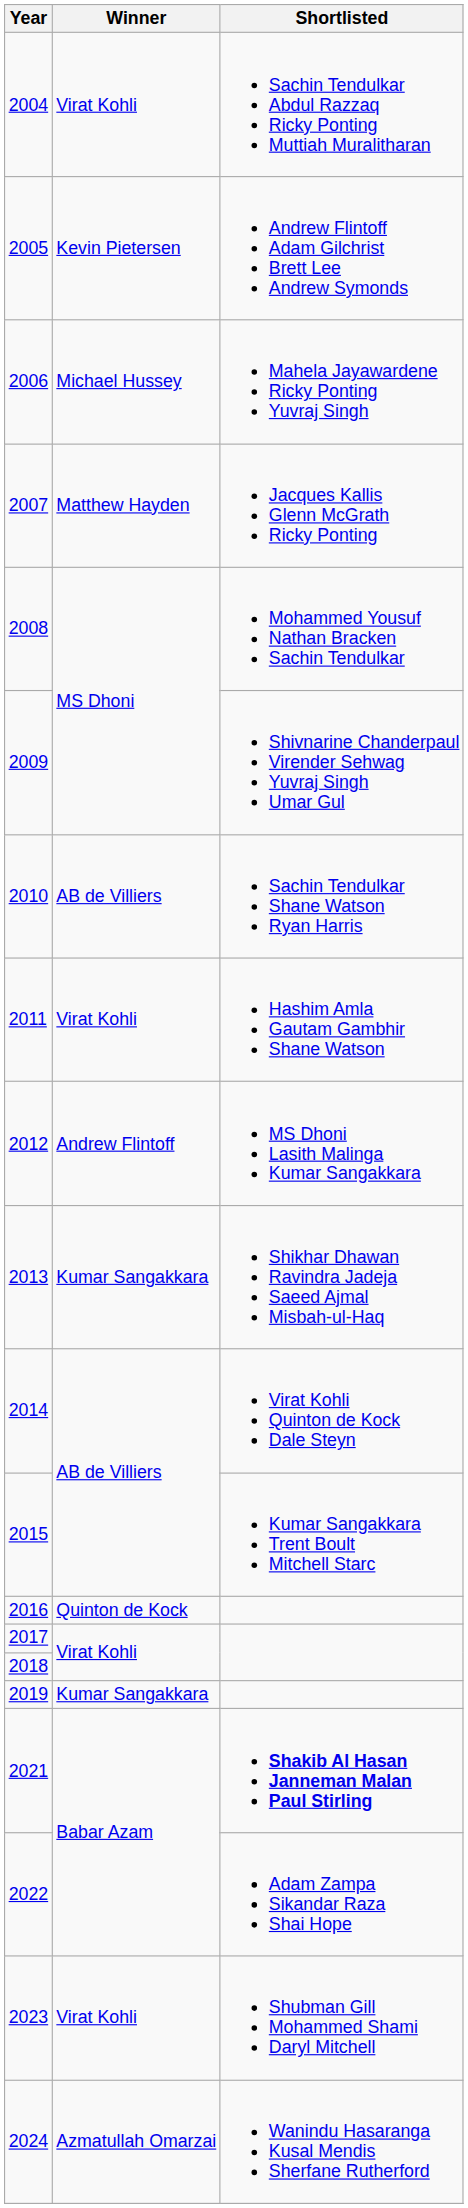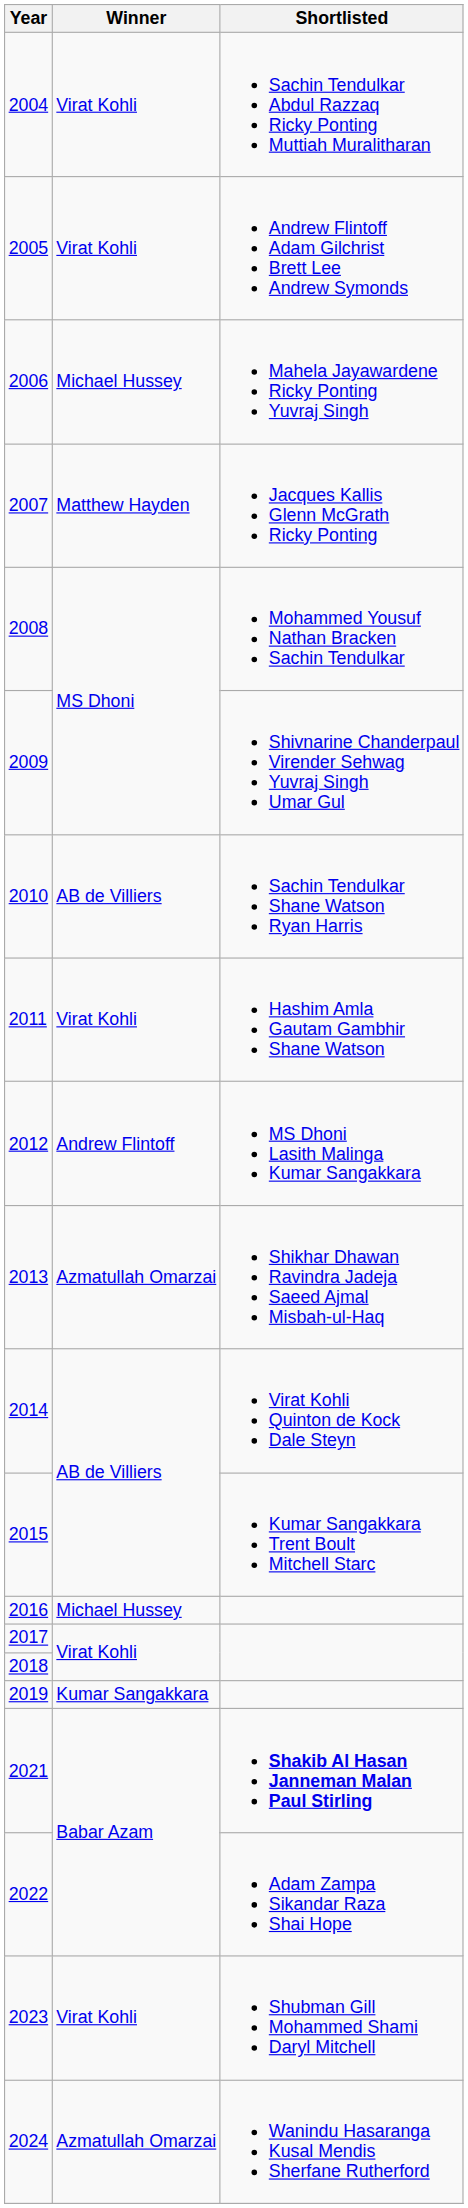(119, 248) Kevin Pietersen -> (97, 248) Virat Kohli
(132, 1277) Kumar Sangakkara -> (136, 1277) Azmatullah Omarzai
(122, 1610) Quinton de Kock -> (119, 1610) Michael Hussey
